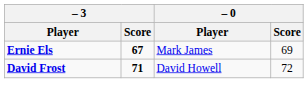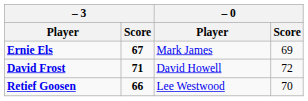+ row: (41, 86)
